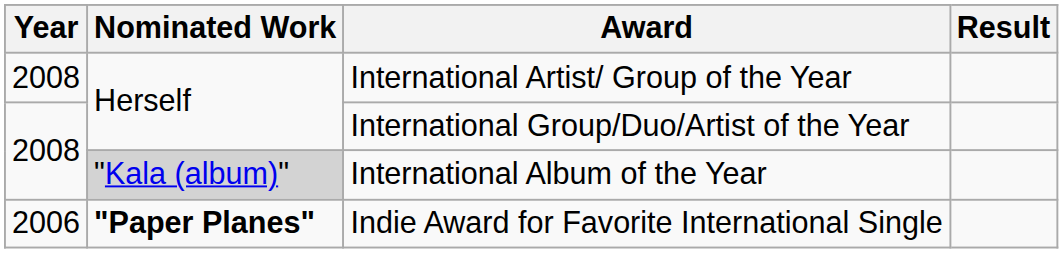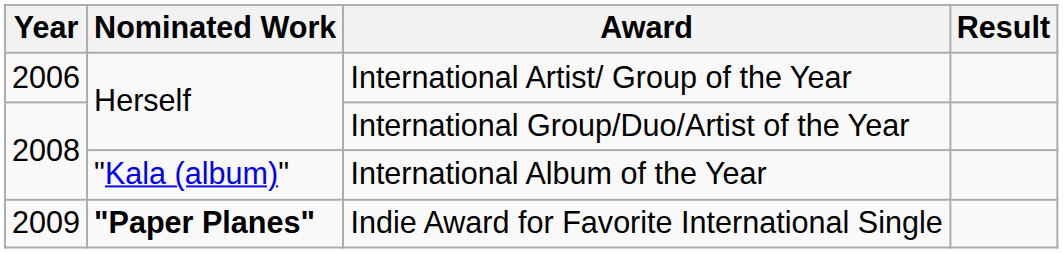(46, 77) 2008 -> (46, 77) 2006
(192, 174) lightgrey background -> (192, 174) no background
(46, 222) 2006 -> (46, 222) 2009
